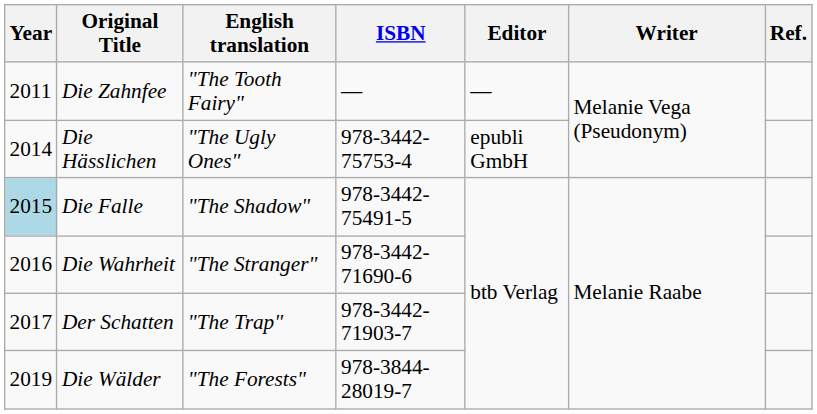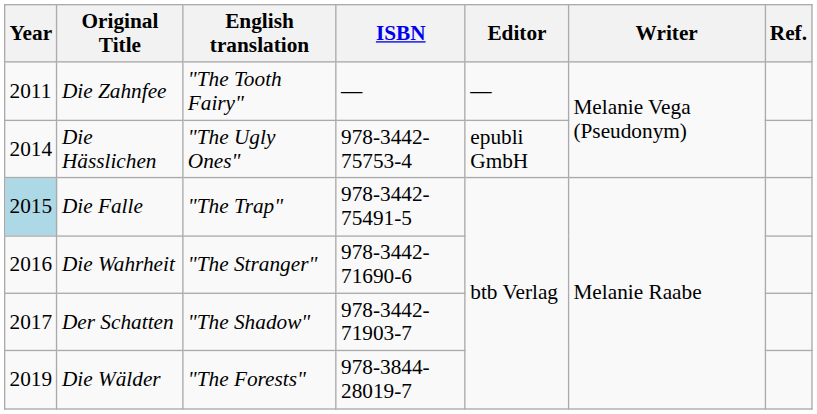(249, 206) "The Shadow" -> (235, 206) "The Trap"
(235, 321) "The Trap" -> (249, 321) "The Shadow"
